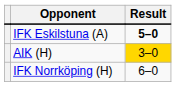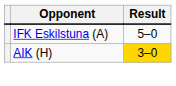(148, 34) bold -> (147, 34) normal
- row: (63, 71)
